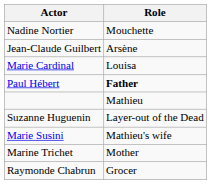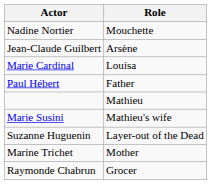(122, 83) bold -> (120, 83) normal
rows swapped: (35, 135) <-> (49, 118)
